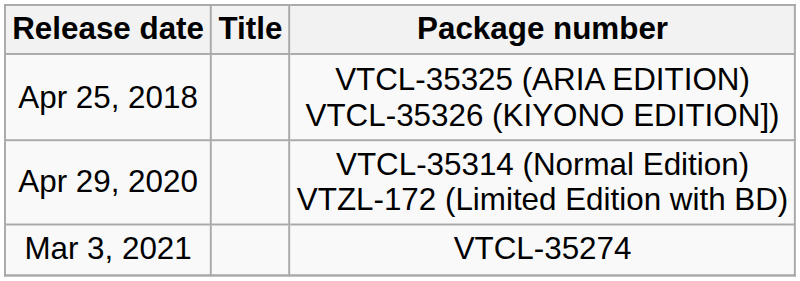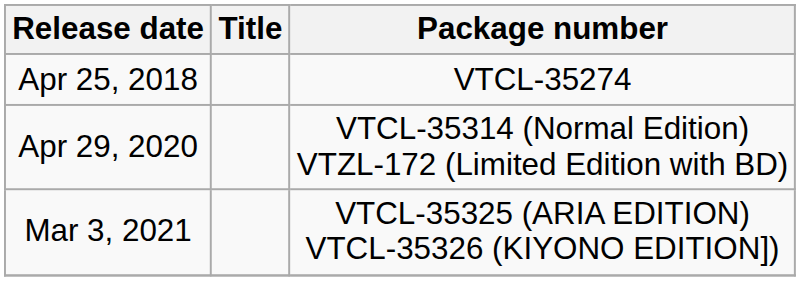(543, 96) VTCL-35325 (ARIA EDITION) VTCL-35326 (KIYONO EDITION]) -> (543, 79) VTCL-35274
(543, 249) VTCL-35274 -> (543, 231) VTCL-35325 (ARIA EDITION) VTCL-35326 (KIYONO EDITION])
